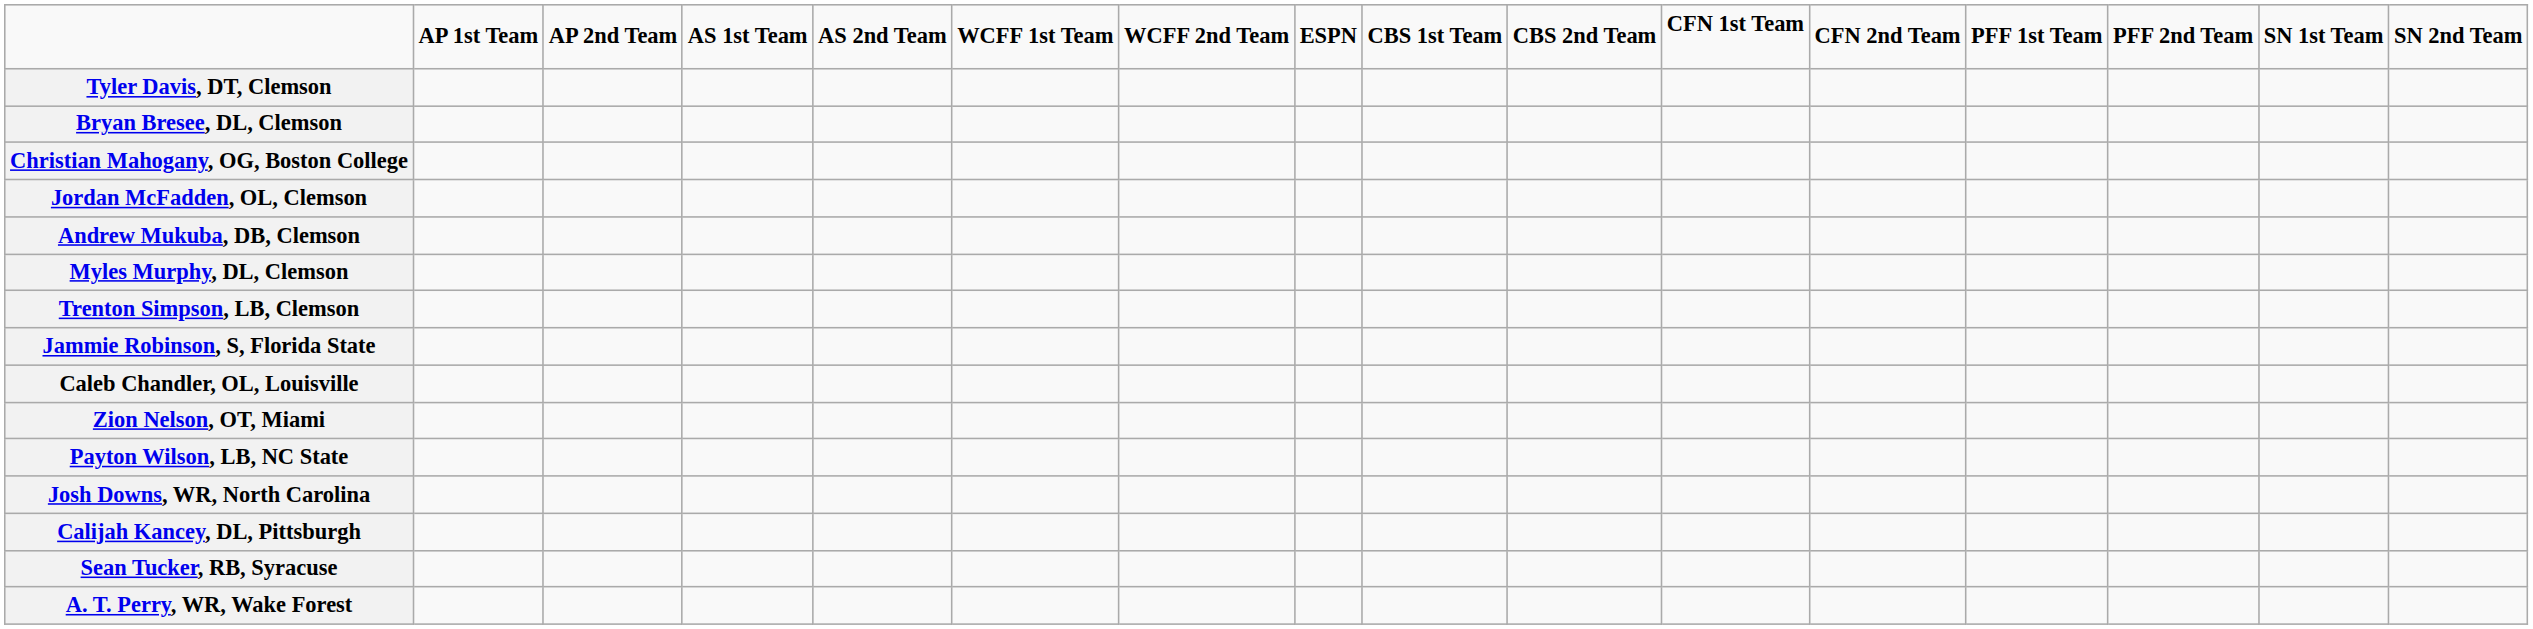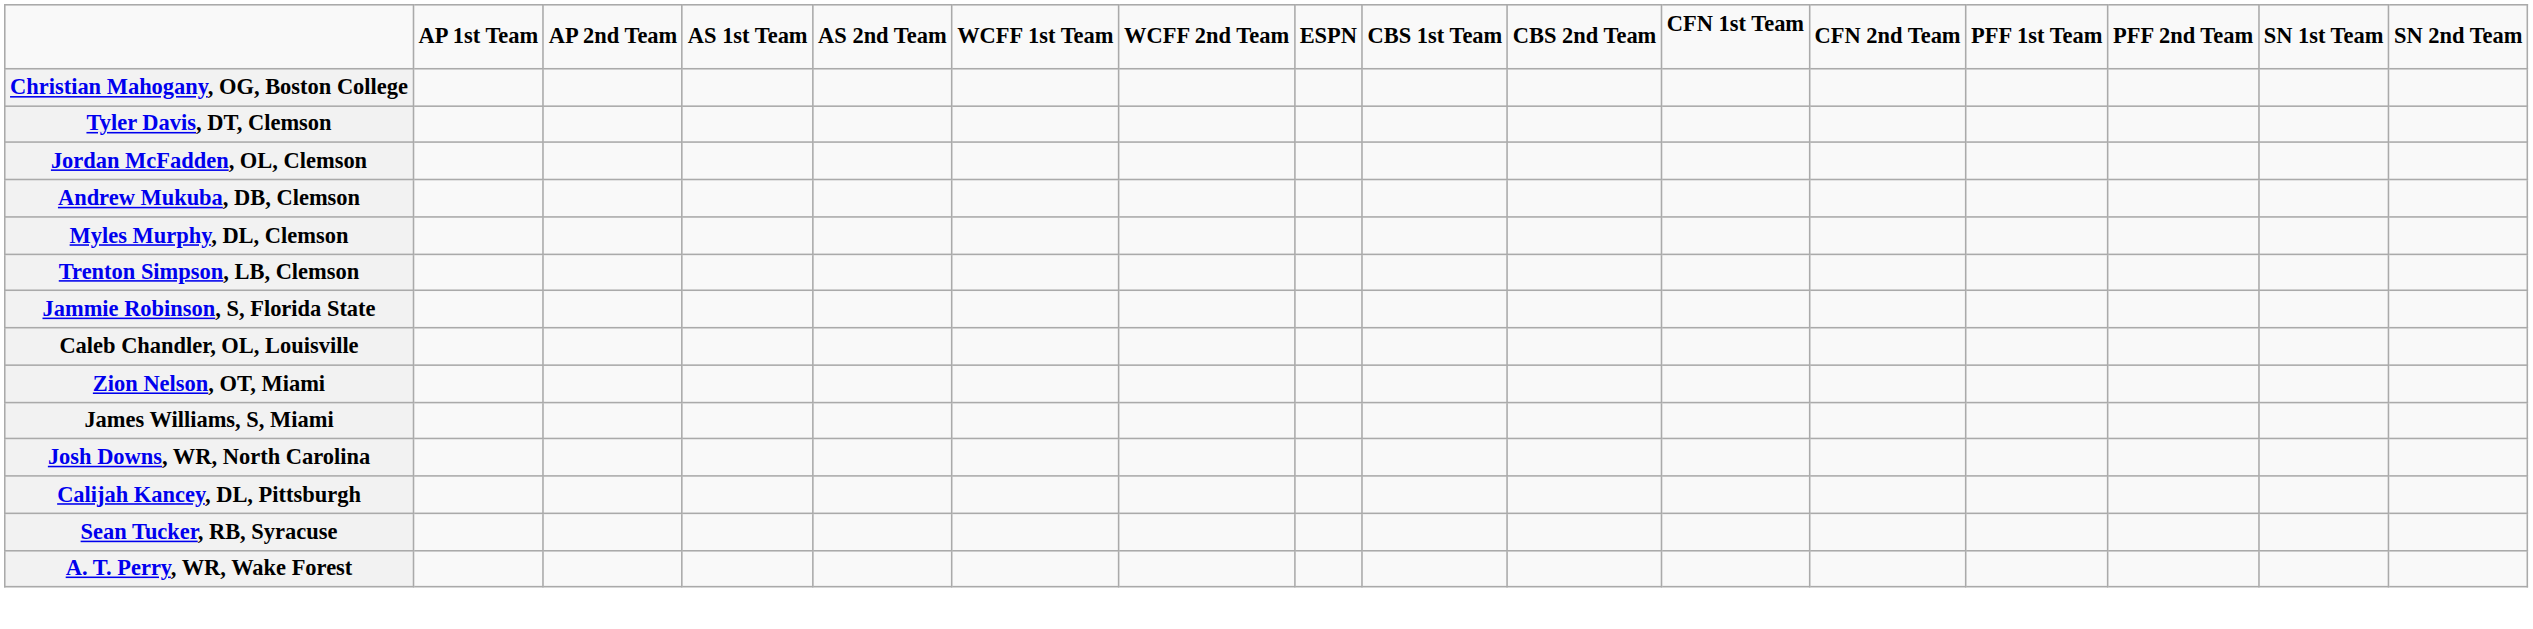rows swapped: (209, 161) <-> (209, 86)
- row: (209, 124)
+ row: (209, 420)
- row: (209, 457)
